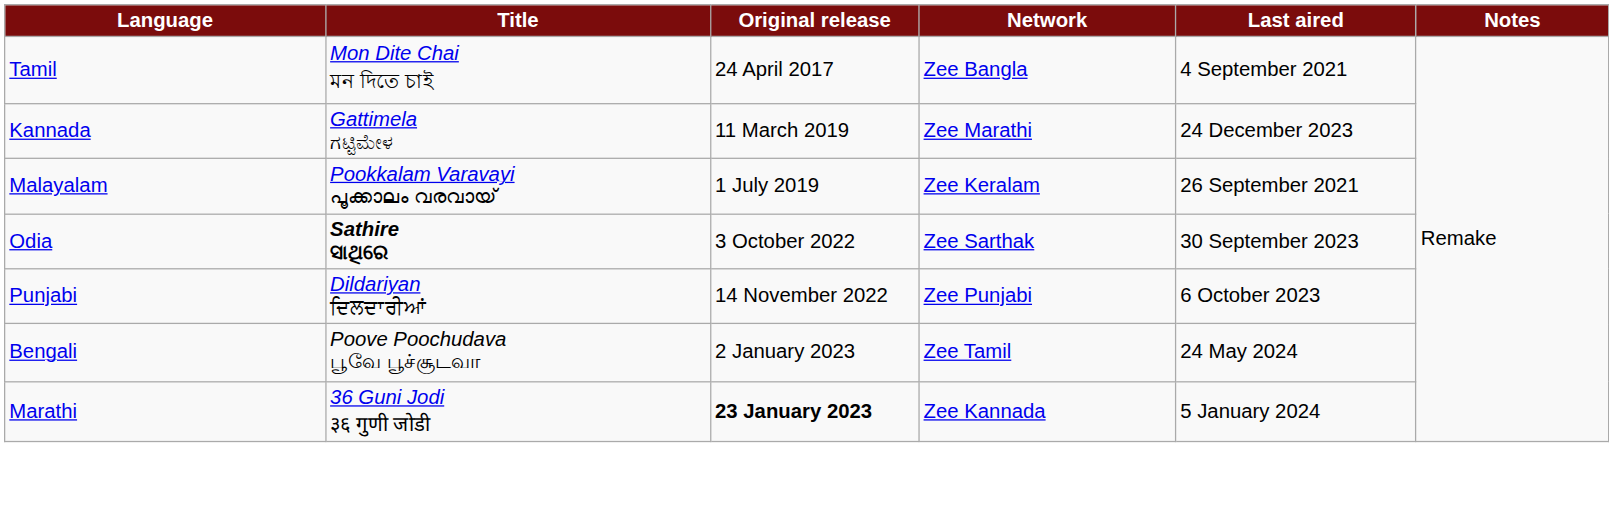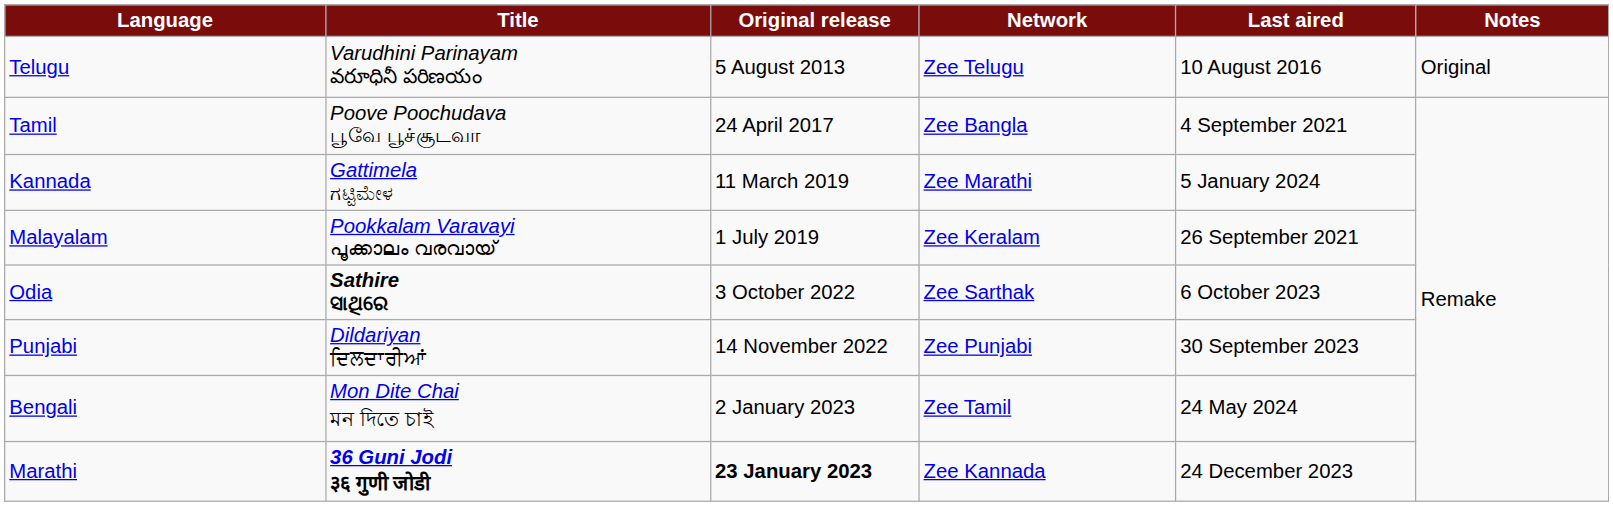+ row: (39, 66)
(394, 66) Mon Dite Chai মন দিতে চাই -> (418, 124) Poove Poochudava பூவே பூச்சூடவா
(1267, 130) 24 December 2023 -> (1250, 182) 5 January 2024
(1269, 240) 30 September 2023 -> (1250, 292) 6 October 2023
(1250, 296) 6 October 2023 -> (1269, 347) 30 September 2023
(418, 351) Poove Poochudava பூவே பூச்சூடவா -> (394, 404) Mon Dite Chai মন দিতে চাই
(387, 410) normal -> (391, 470) bold
(1250, 411) 5 January 2024 -> (1267, 471) 24 December 2023
